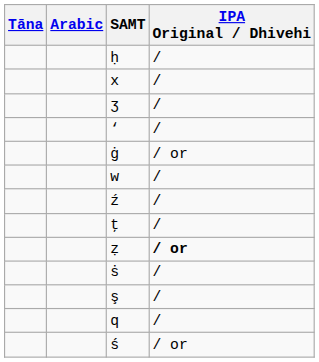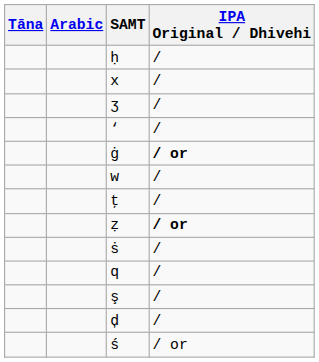(170, 153) normal -> (170, 153) bold
- row: (115, 201)
rows swapped: (115, 321) <-> (115, 297)
+ row: (115, 321)
